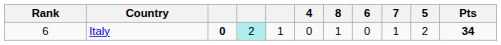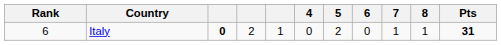columns swapped: (425, 14) <-> (338, 14)
(251, 31) paleturquoise background -> (251, 31) no background
(468, 31) 34 -> (468, 31) 31
